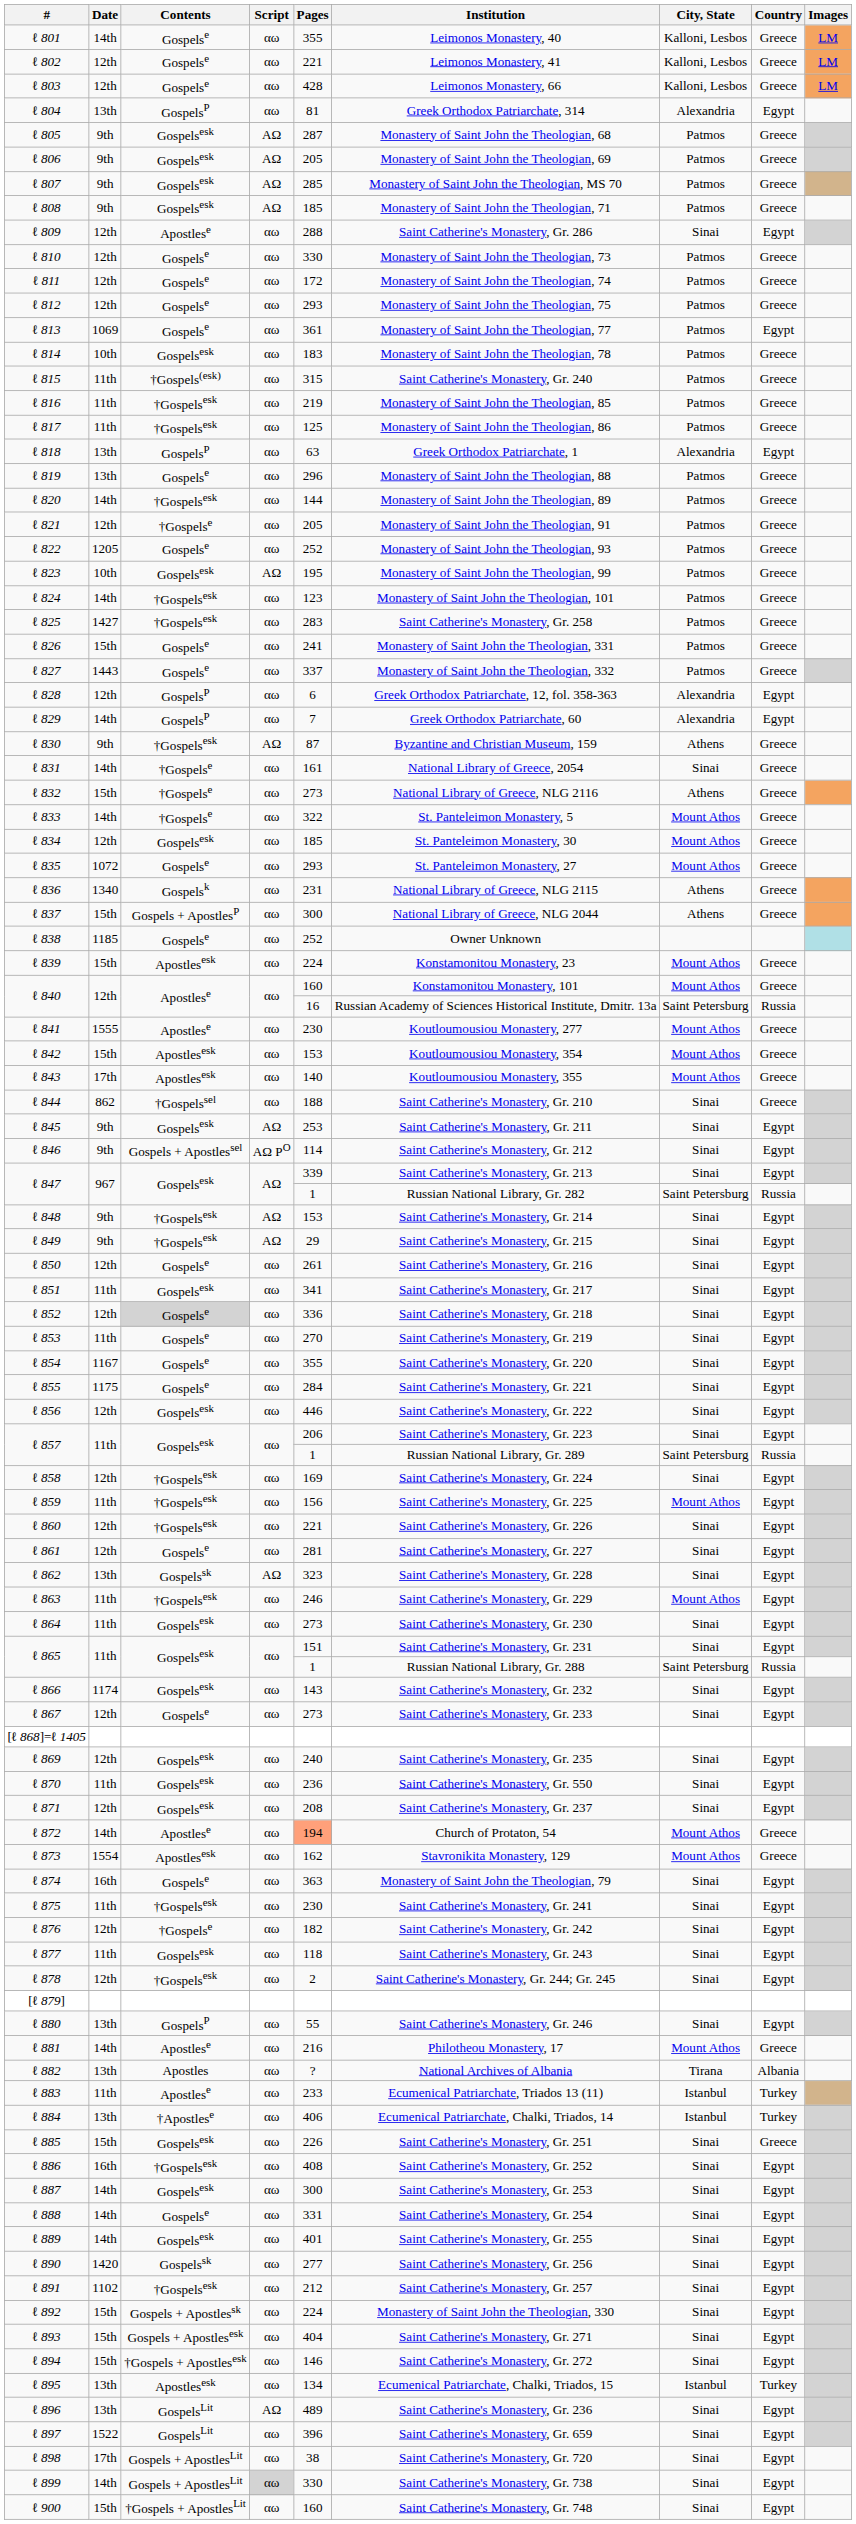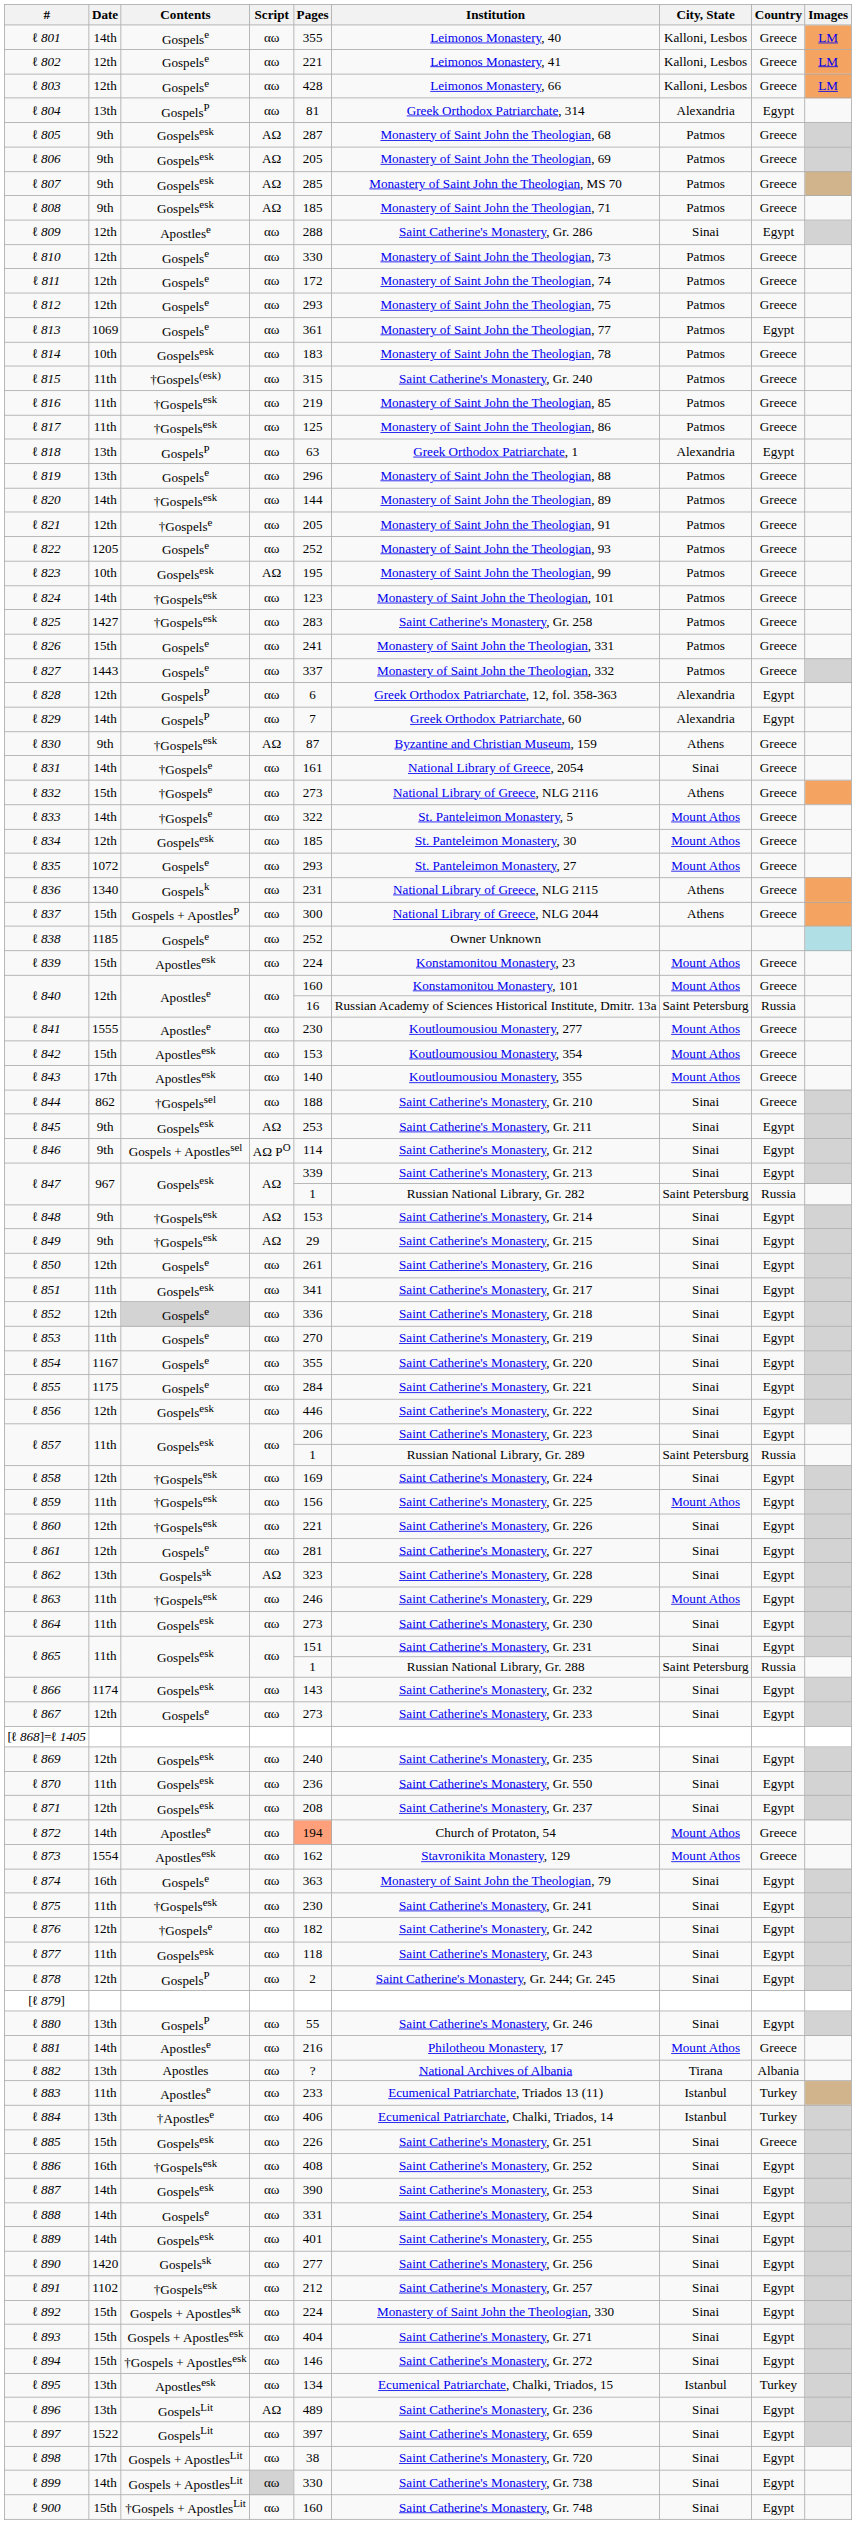(186, 1978) †Gospelsesk -> (186, 1978) GospelsP
(313, 2190) 300 -> (313, 2190) 390
(313, 2434) 396 -> (313, 2434) 397
